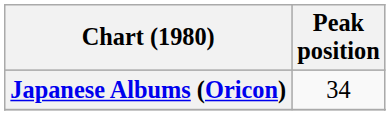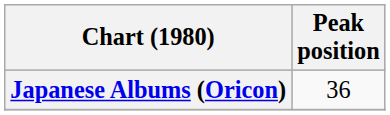(338, 89) 34 -> (338, 89) 36
